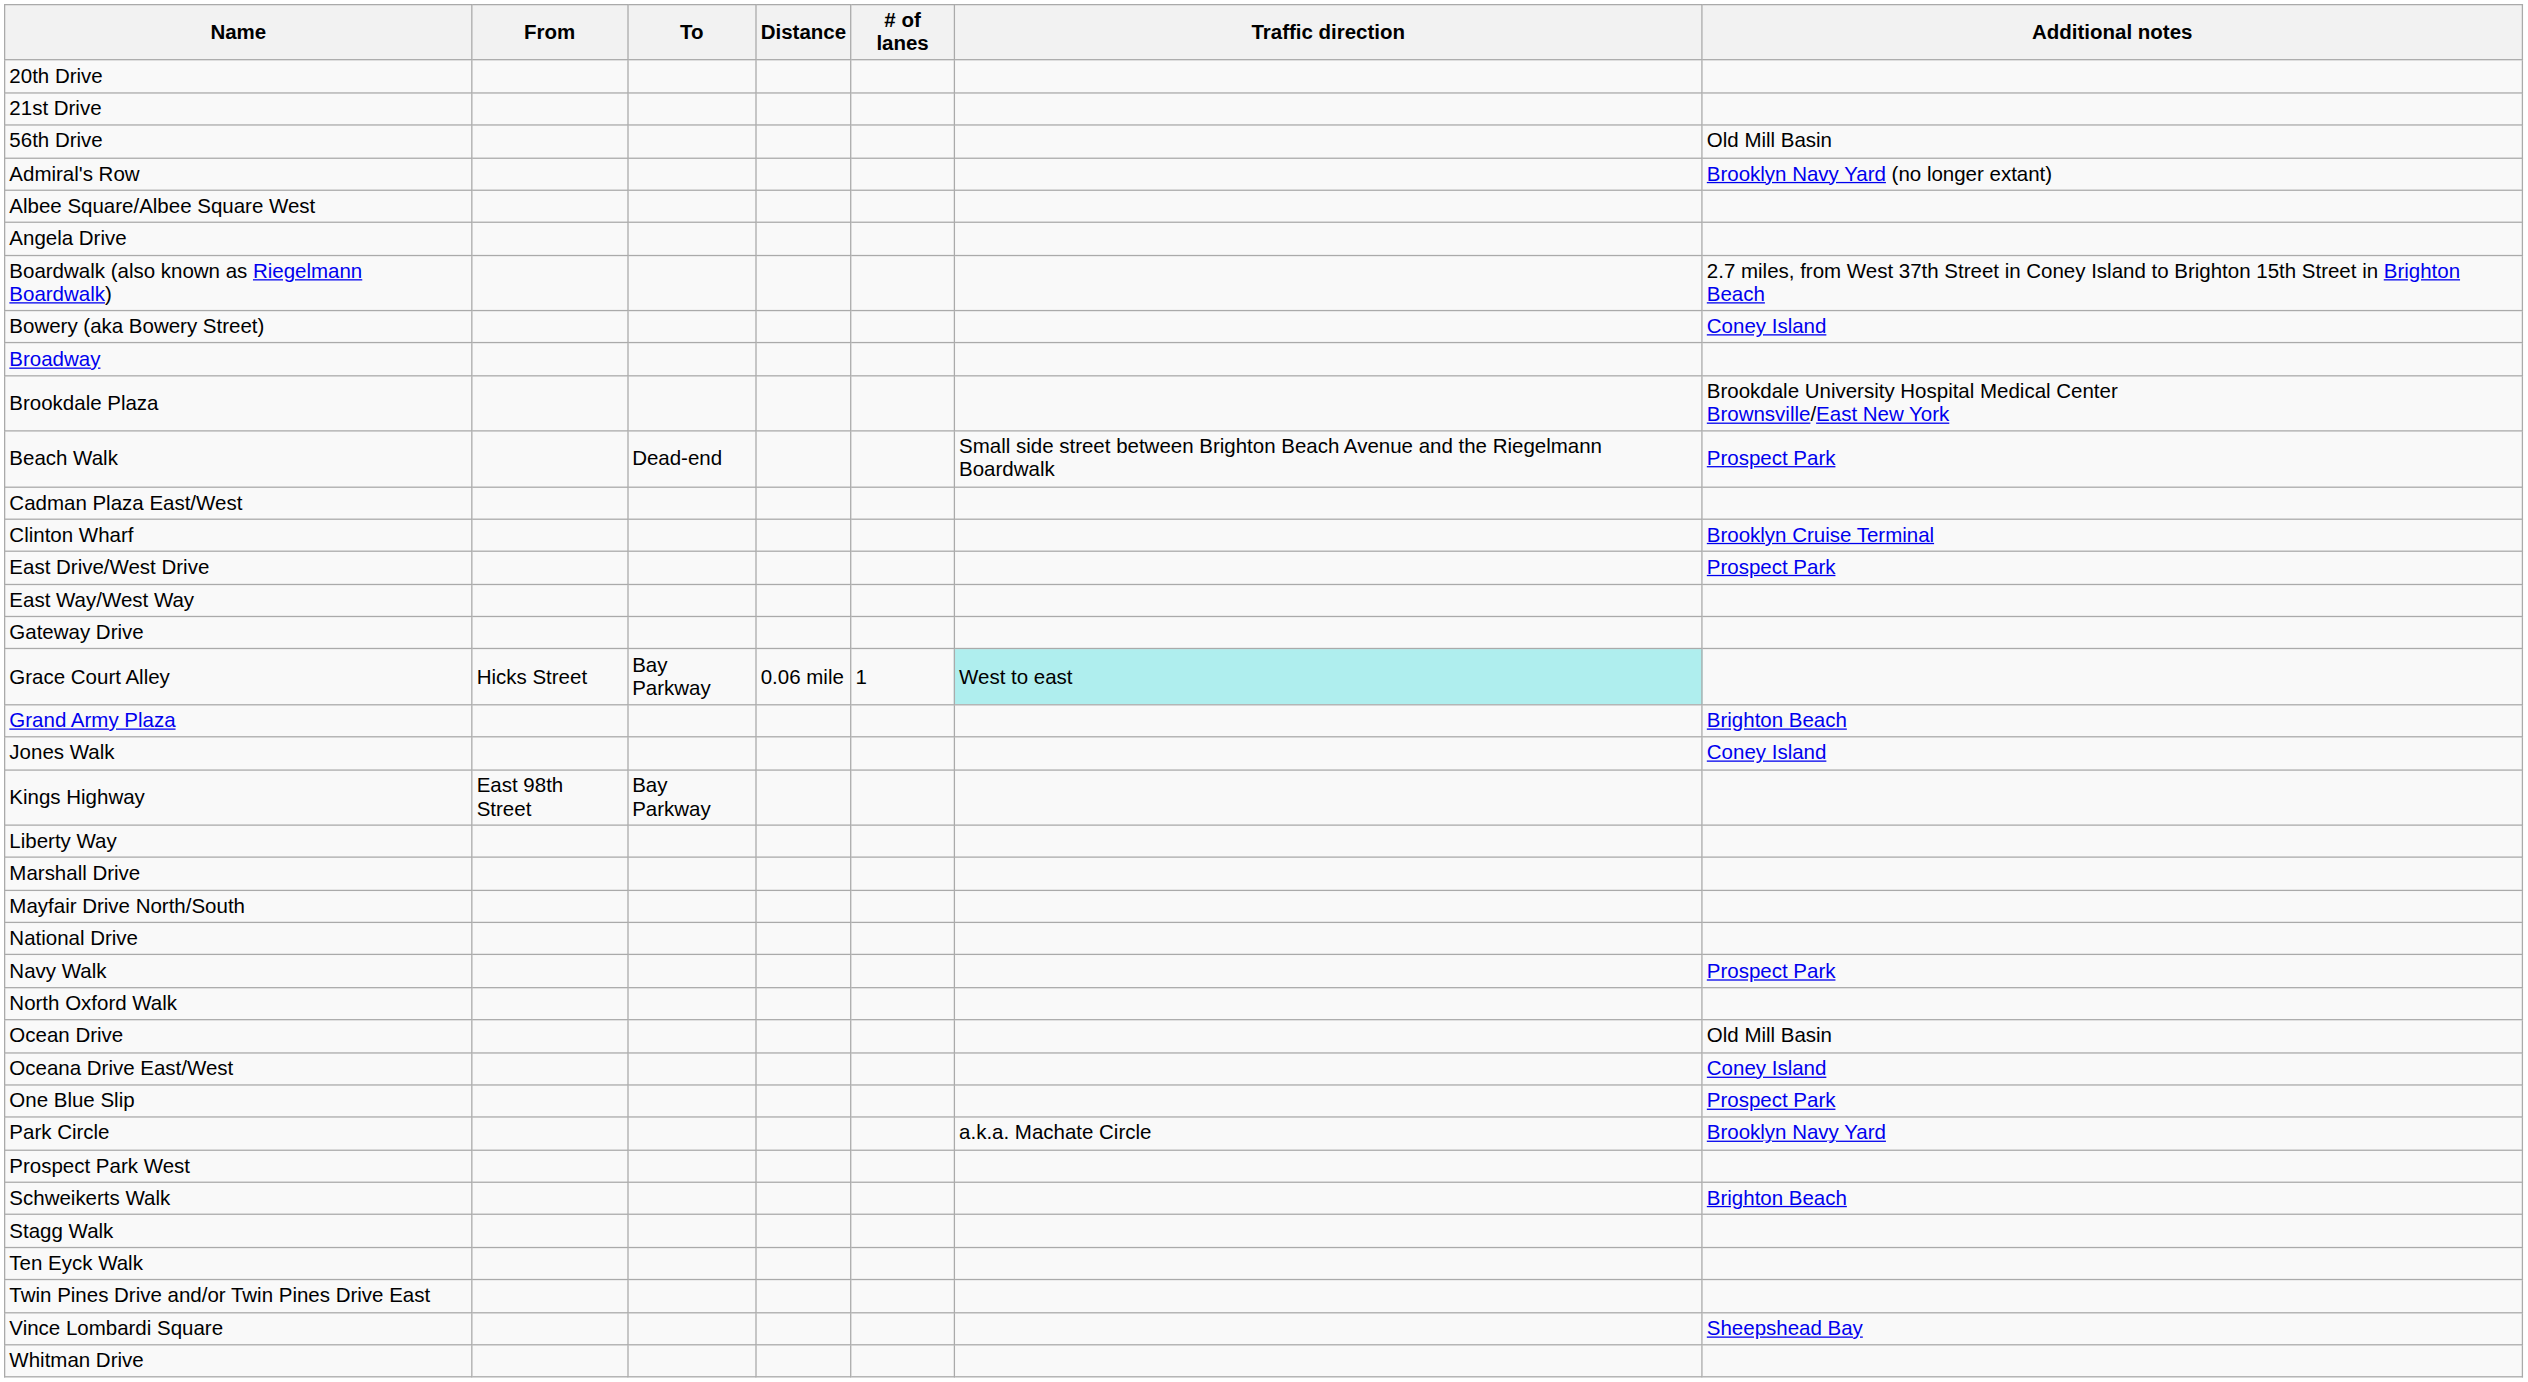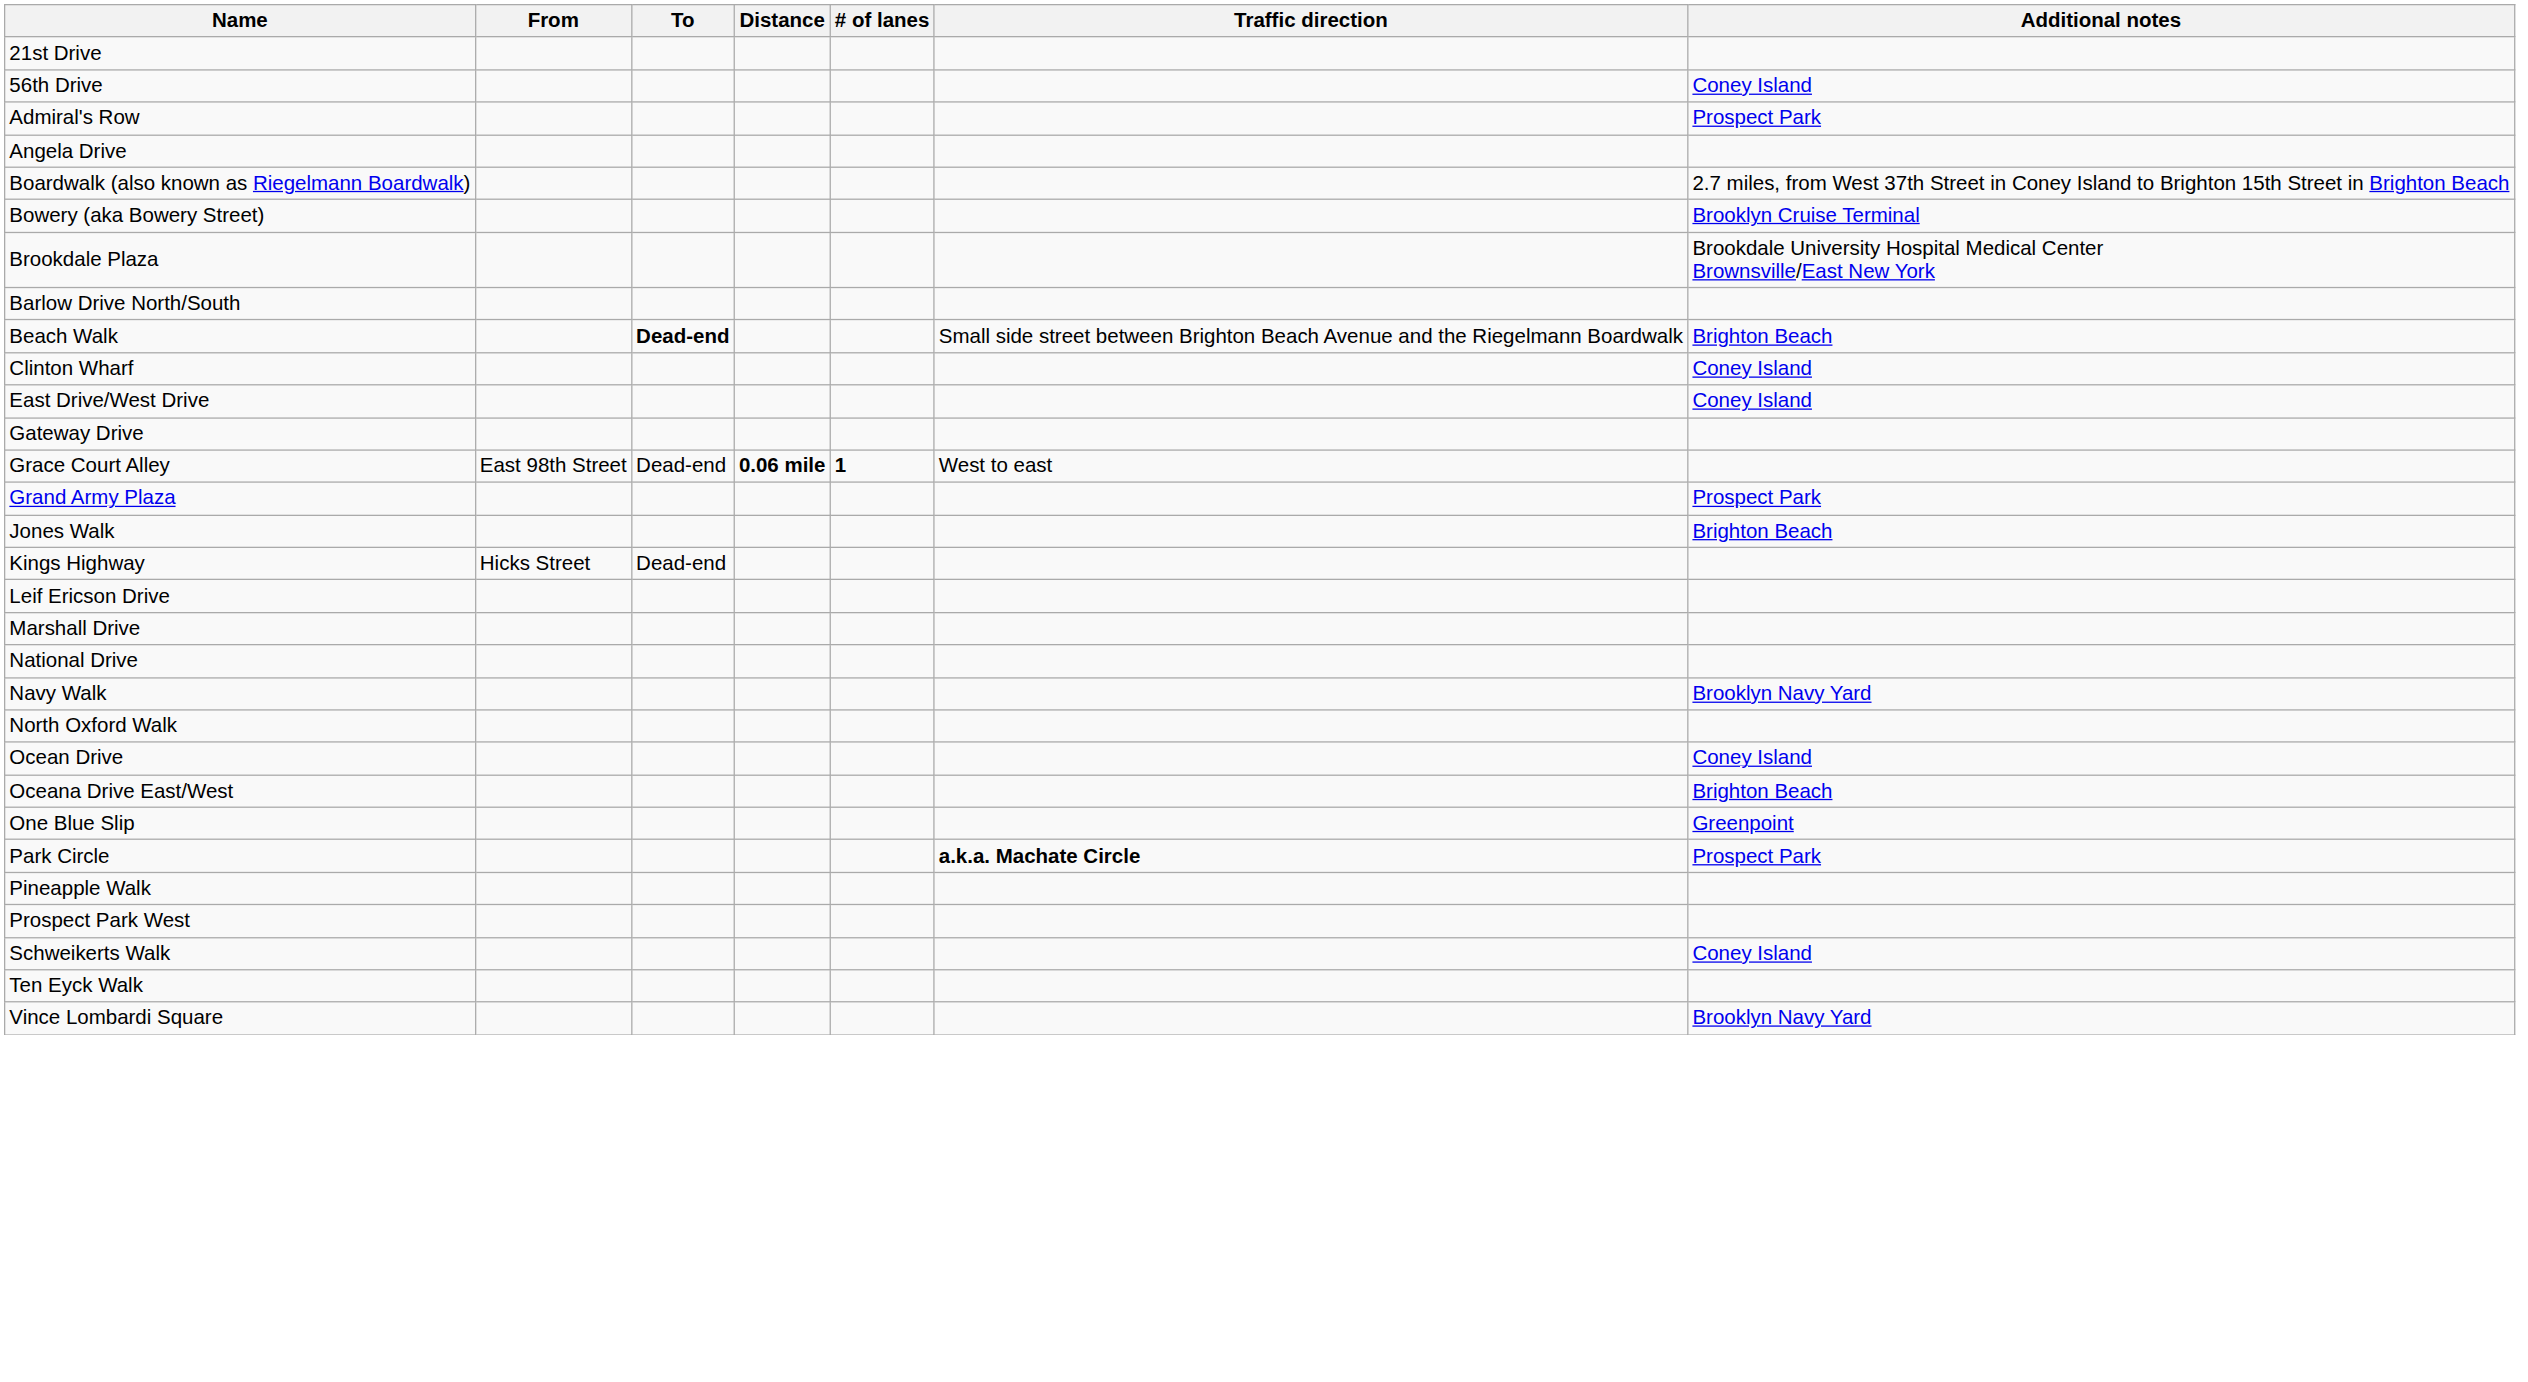- row: (56, 76)
(1769, 141) Old Mill Basin -> (1752, 85) Coney Island
(1879, 173) Brooklyn Navy Yard (no longer extant) -> (1757, 118) Prospect Park
- row: (162, 206)
(1767, 326) Coney Island -> (1806, 215) Brooklyn Cruise Terminal
- row: (55, 359)
+ row: (125, 303)
(677, 458) normal -> (683, 336) bold
(1771, 458) Prospect Park -> (1762, 336) Brighton Beach
- row: (126, 502)
(1820, 535) Brooklyn Cruise Terminal -> (1752, 368) Coney Island
(1771, 567) Prospect Park -> (1752, 401) Coney Island
- row: (102, 600)
(532, 676) Hicks Street -> (553, 466) East 98th Street
(671, 676) Bay Parkway -> (681, 466) Dead-end
(802, 676) normal -> (782, 466) bold
(861, 676) normal -> (841, 466) bold
(1016, 676) paleturquoise background -> (996, 466) no background
(1777, 720) Brighton Beach -> (1757, 498) Prospect Park
(1767, 753) Coney Island -> (1762, 530) Brighton Beach
(520, 797) East 98th Street -> (535, 563) Hicks Street
(671, 797) Bay Parkway -> (681, 563) Dead-end
+ row: (90, 595)
- row: (63, 841)
- row: (127, 906)
(1771, 970) Prospect Park -> (1782, 693) Brooklyn Navy Yard
(1769, 1035) Old Mill Basin -> (1752, 758) Coney Island
(1767, 1068) Coney Island -> (1762, 790) Brighton Beach
(1771, 1100) Prospect Park -> (1743, 823) Greenpoint
(1055, 1133) normal -> (1040, 855) bold
(1796, 1133) Brooklyn Navy Yard -> (1757, 855) Prospect Park
+ row: (80, 888)
(1777, 1198) Brighton Beach -> (1752, 953) Coney Island
- row: (61, 1230)
- row: (220, 1295)
(1785, 1328) Sheepshead Bay -> (1782, 1018) Brooklyn Navy Yard
- row: (76, 1360)
